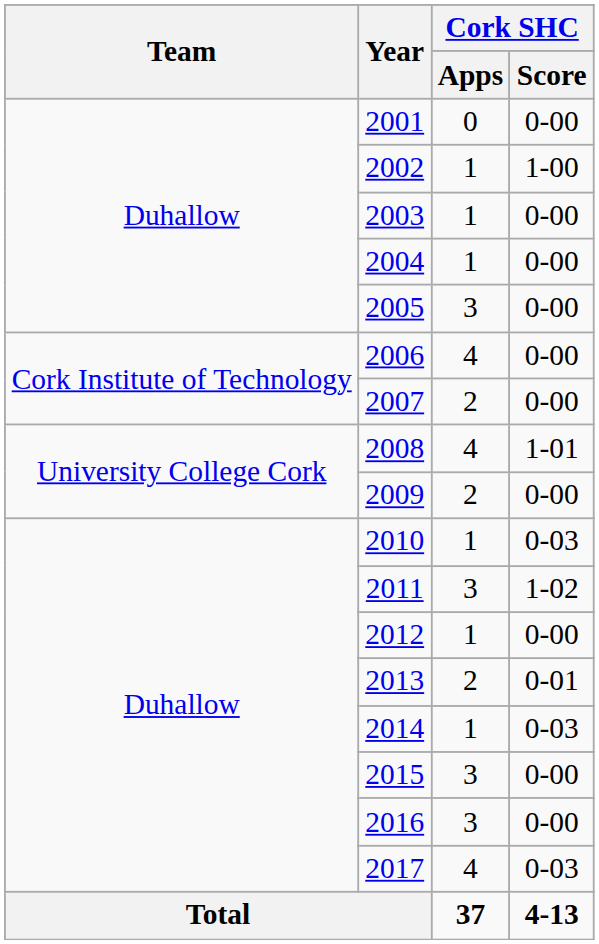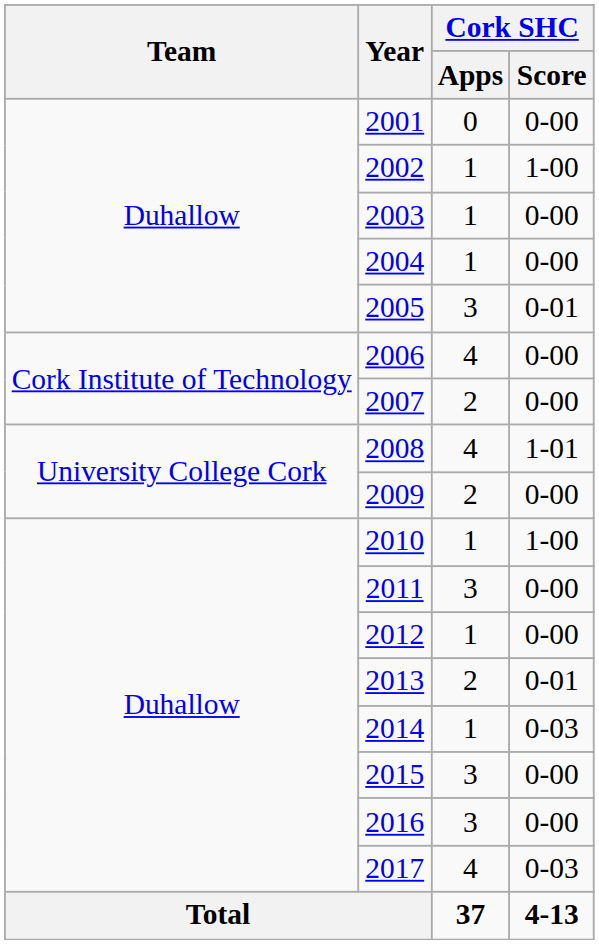(552, 307) 0-00 -> (552, 307) 0-01
(552, 541) 0-03 -> (552, 541) 1-00
(552, 588) 1-02 -> (552, 588) 0-00
